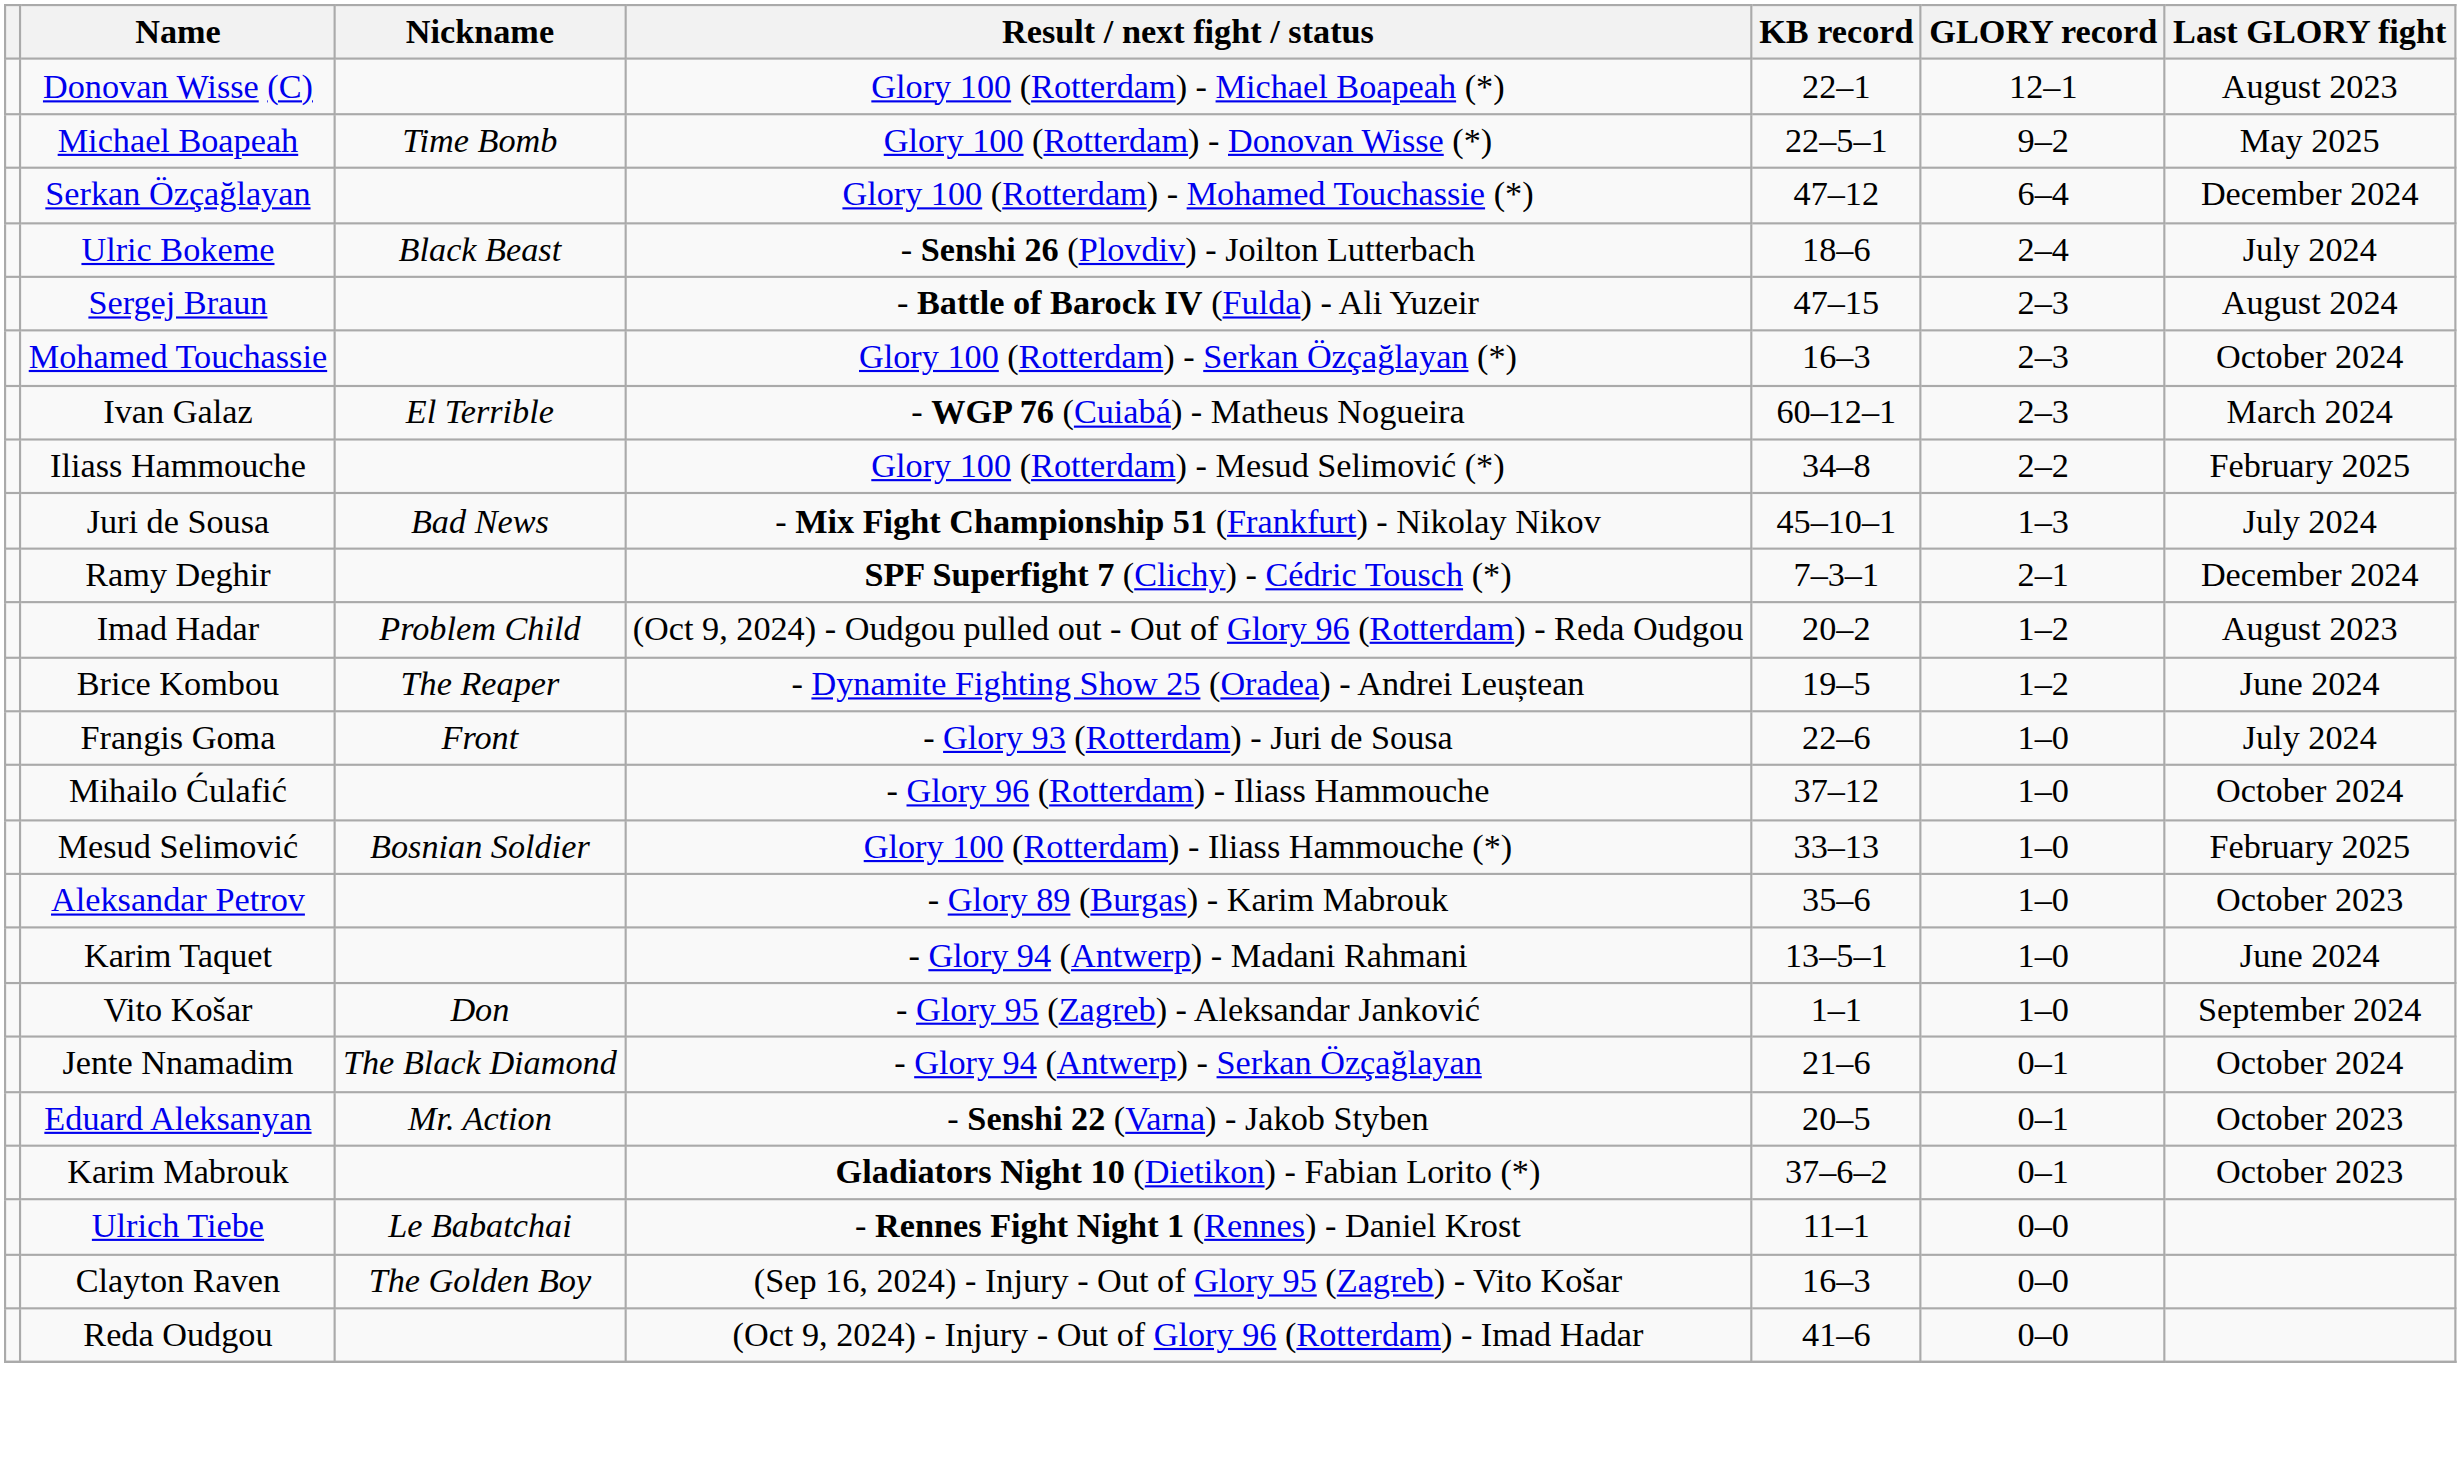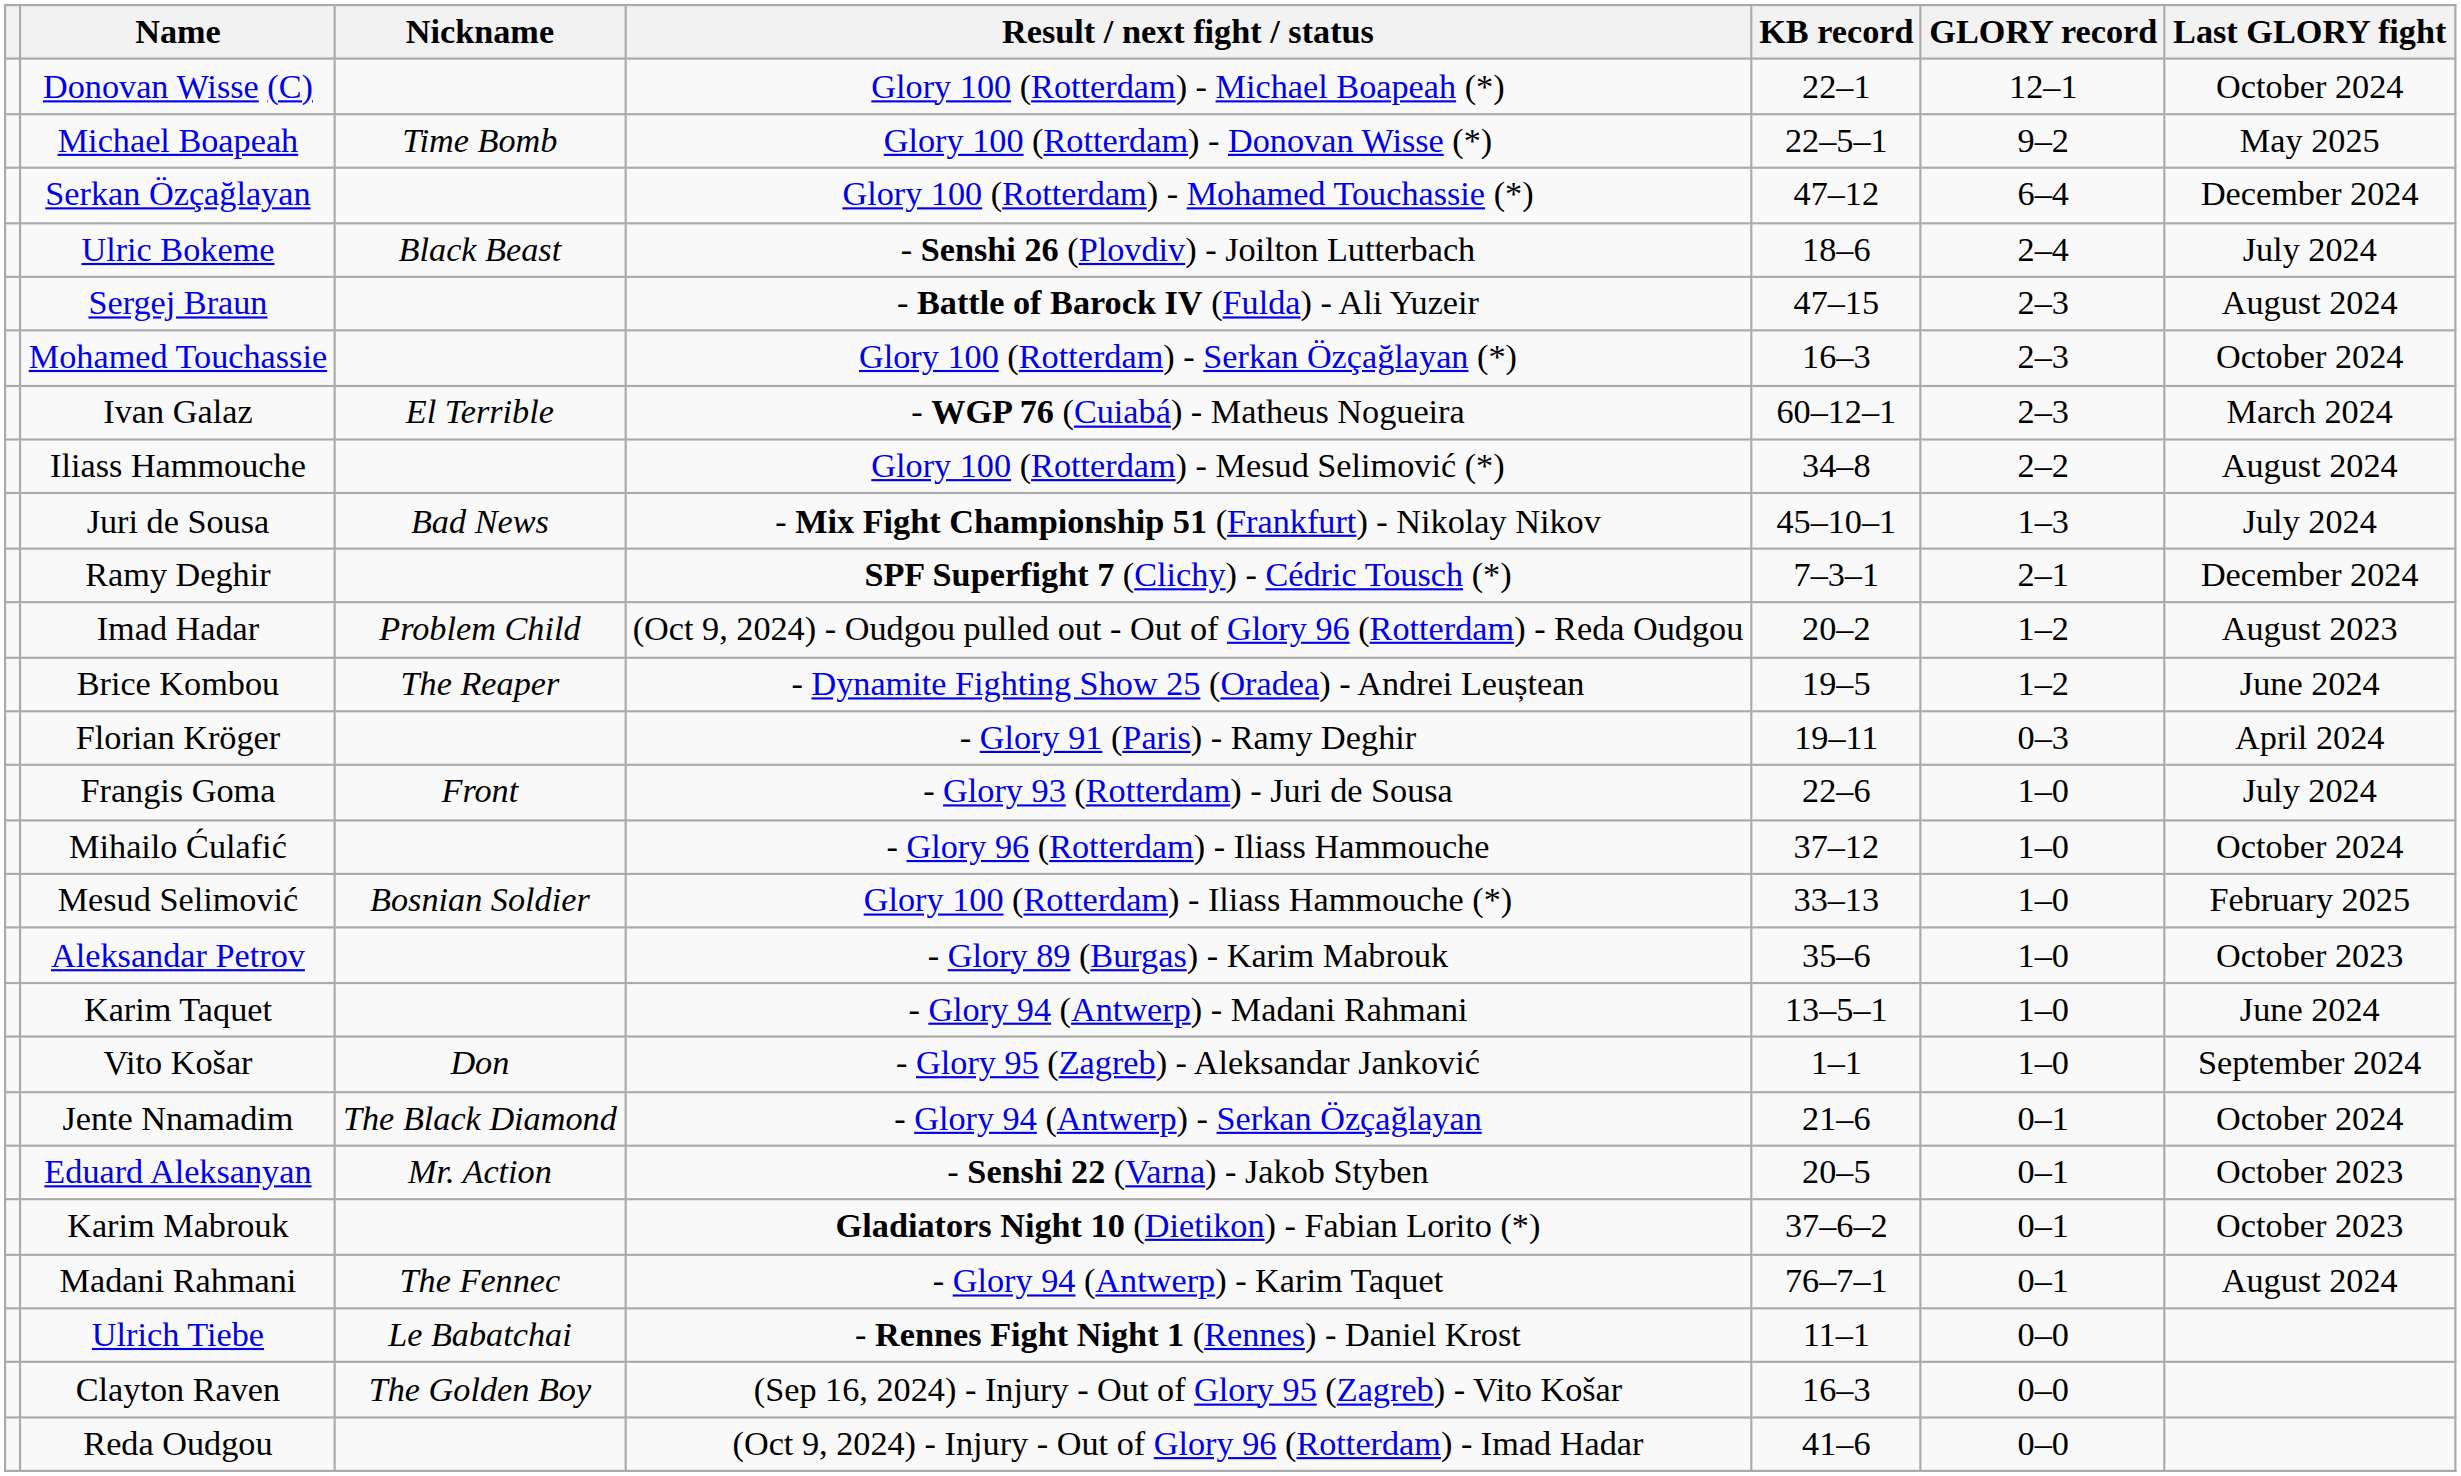(2310, 85) August 2023 -> (2310, 85) October 2024
(2310, 466) February 2025 -> (2310, 466) August 2024
+ row: (178, 737)
+ row: (178, 1280)
